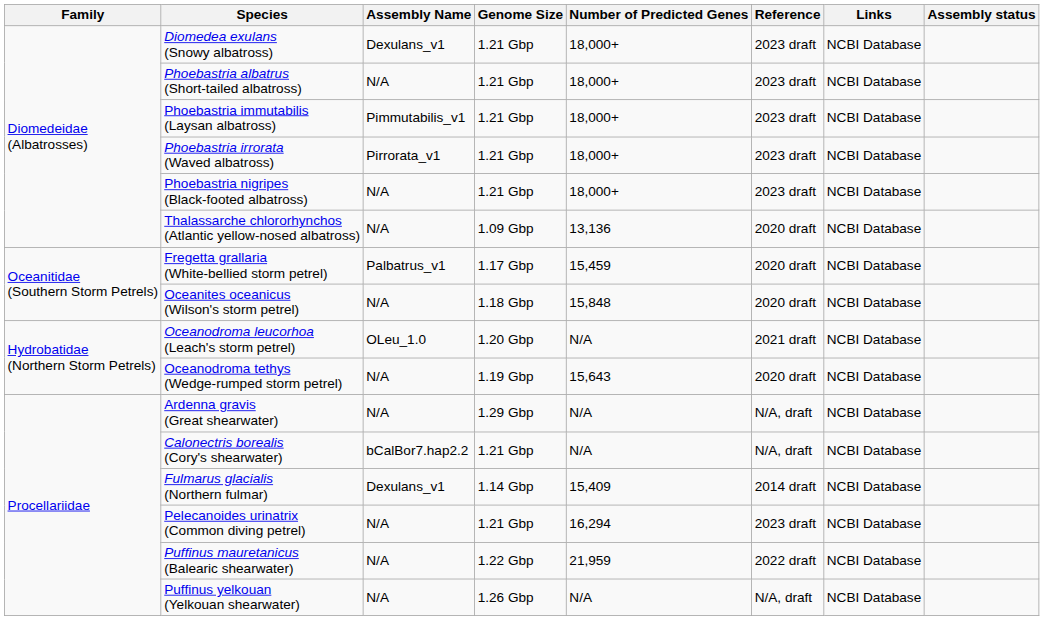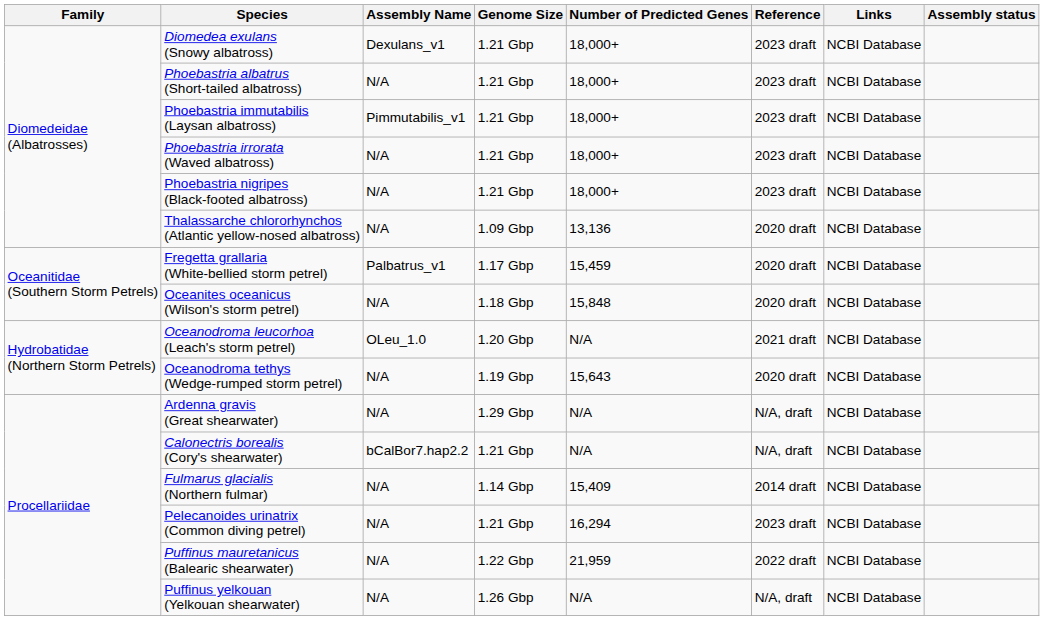(403, 155) Pirrorata_v1 -> (378, 155) N/A
(406, 486) Dexulans_v1 -> (378, 486) N/A
